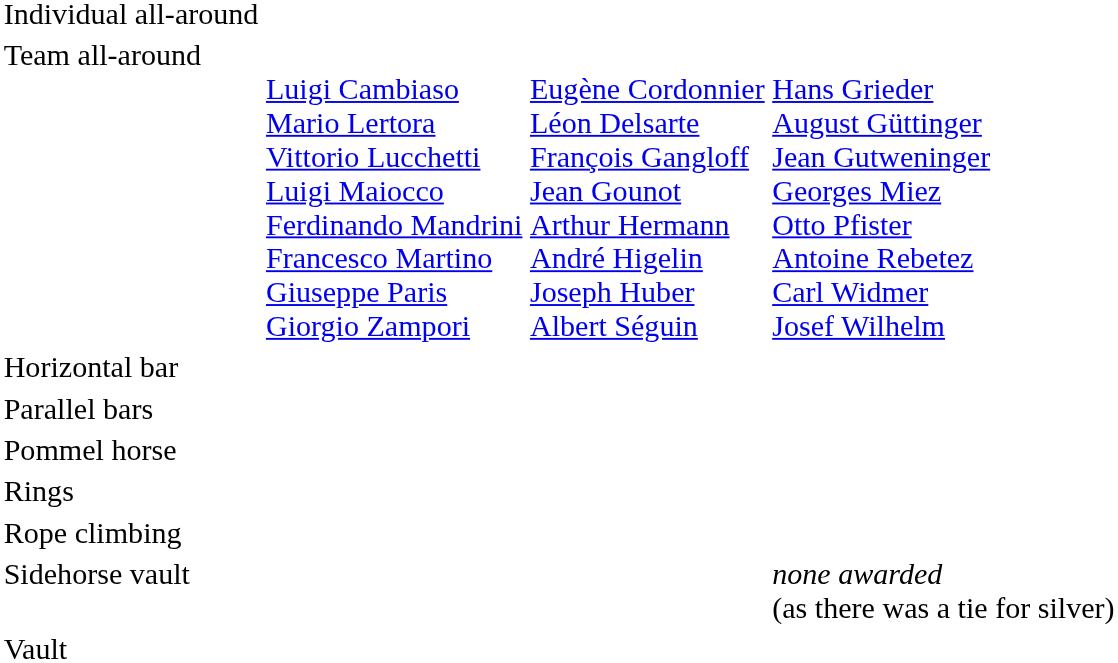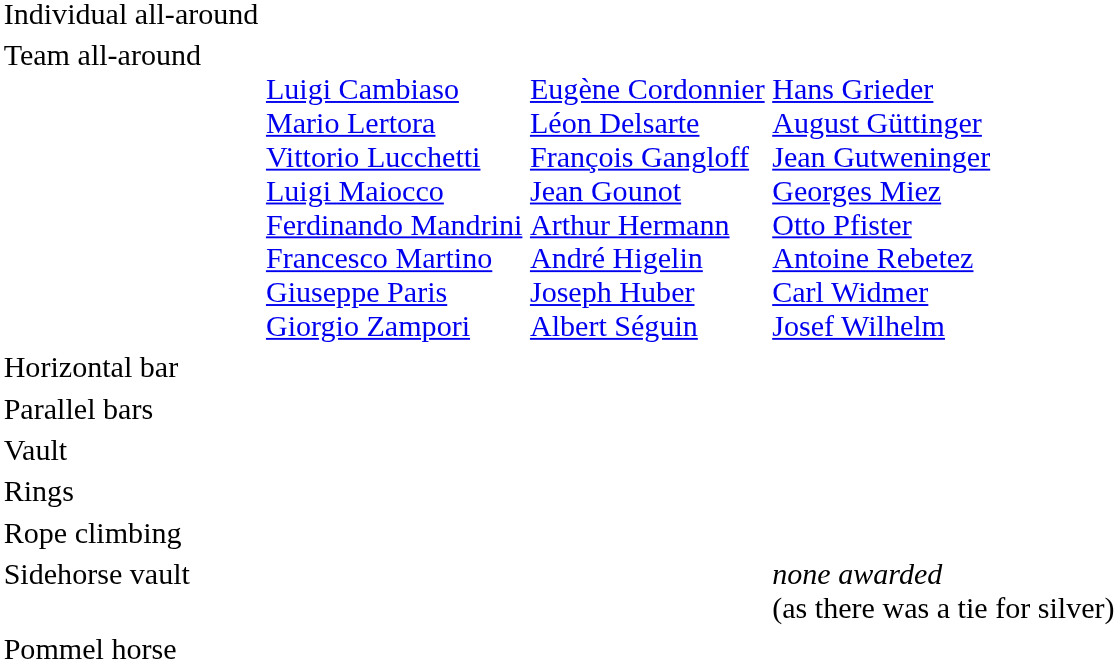rows swapped: (90, 450) <-> (35, 649)
